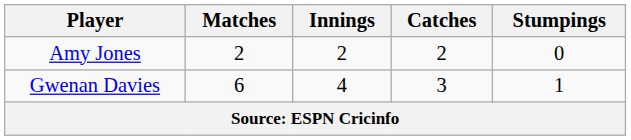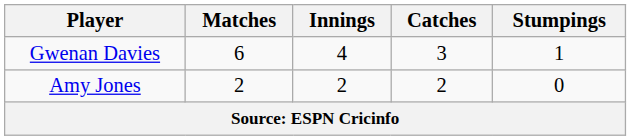rows swapped: (95, 85) <-> (95, 53)
